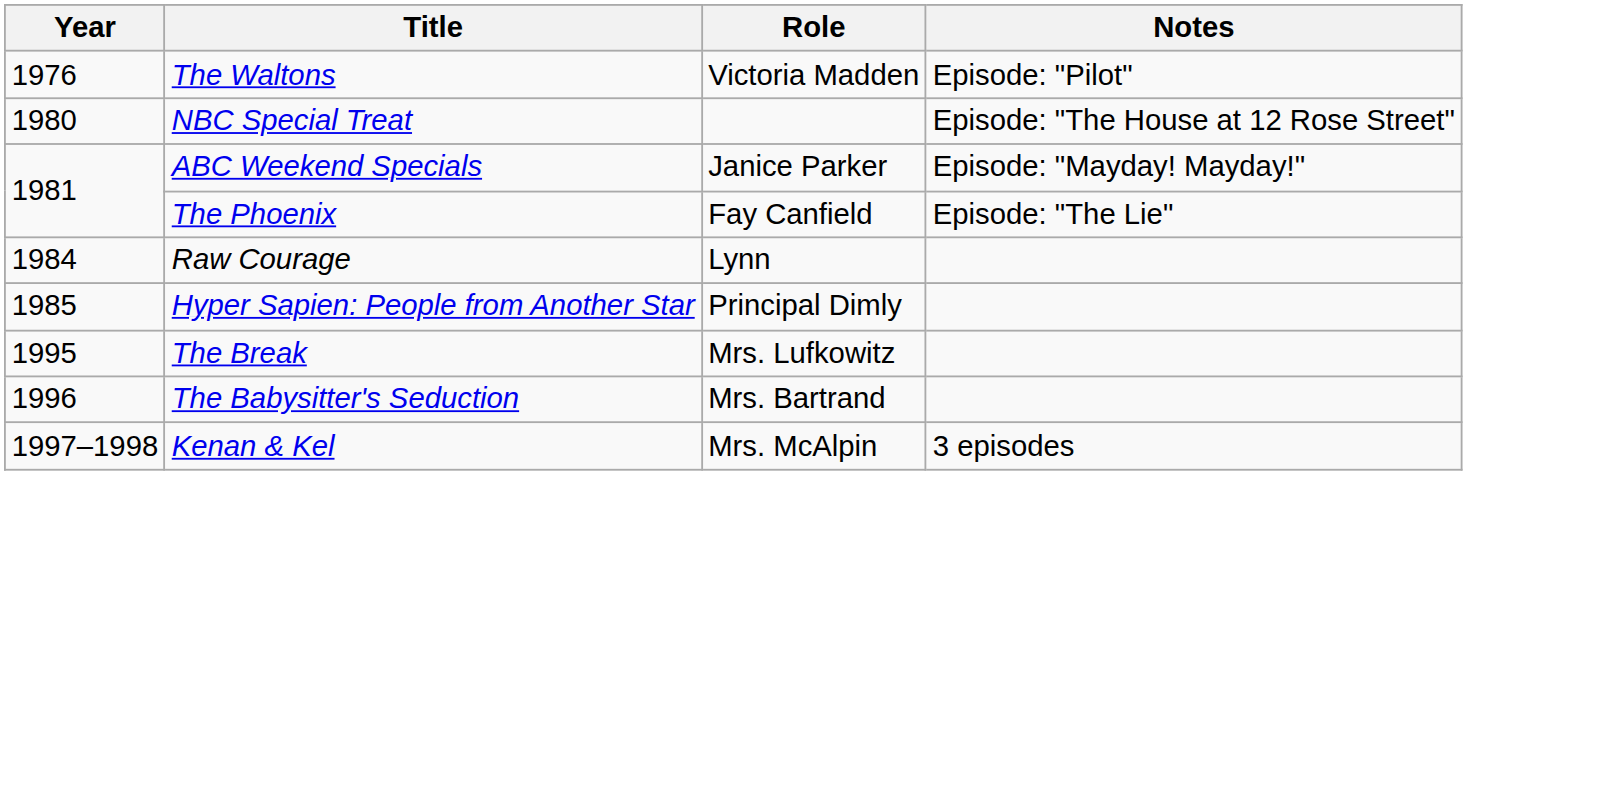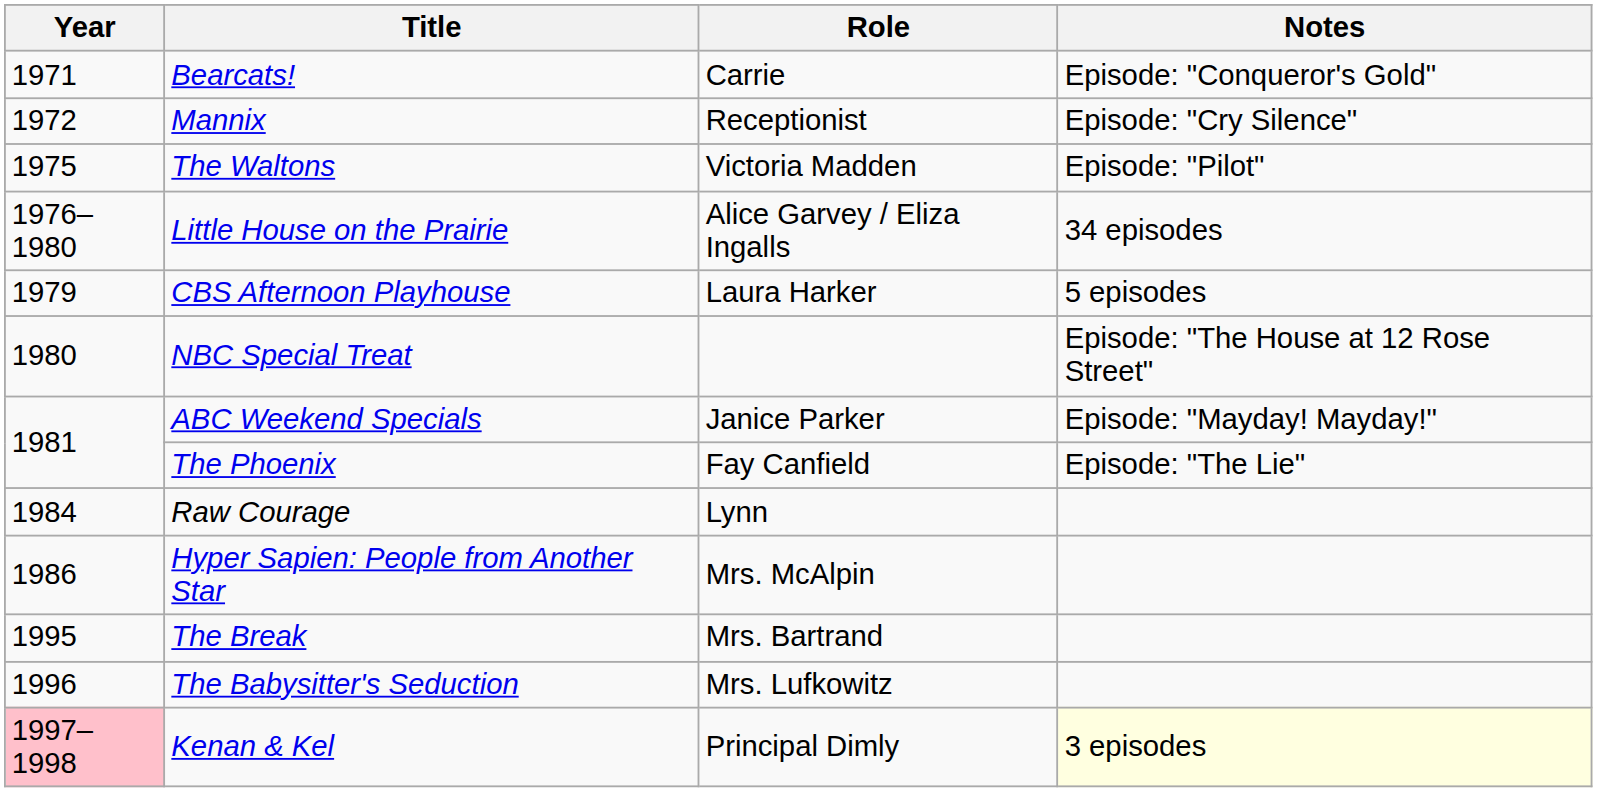+ row: (233, 74)
+ row: (219, 120)
(44, 74) 1976 -> (44, 167) 1975
+ row: (340, 229)
+ row: (341, 292)
(44, 306) 1985 -> (44, 574) 1986
(805, 306) Principal Dimly -> (790, 574) Mrs. McAlpin
(802, 352) Mrs. Lufkowitz -> (794, 637) Mrs. Bartrand
(797, 399) Mrs. Bartrand -> (799, 683) Mrs. Lufkowitz
(85, 445) no background -> (52, 746) pink background
(793, 445) Mrs. McAlpin -> (802, 746) Principal Dimly
(1004, 445) no background -> (1135, 746) lightyellow background
